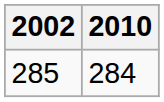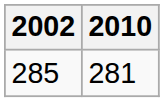(112, 72) 284 -> (112, 72) 281
